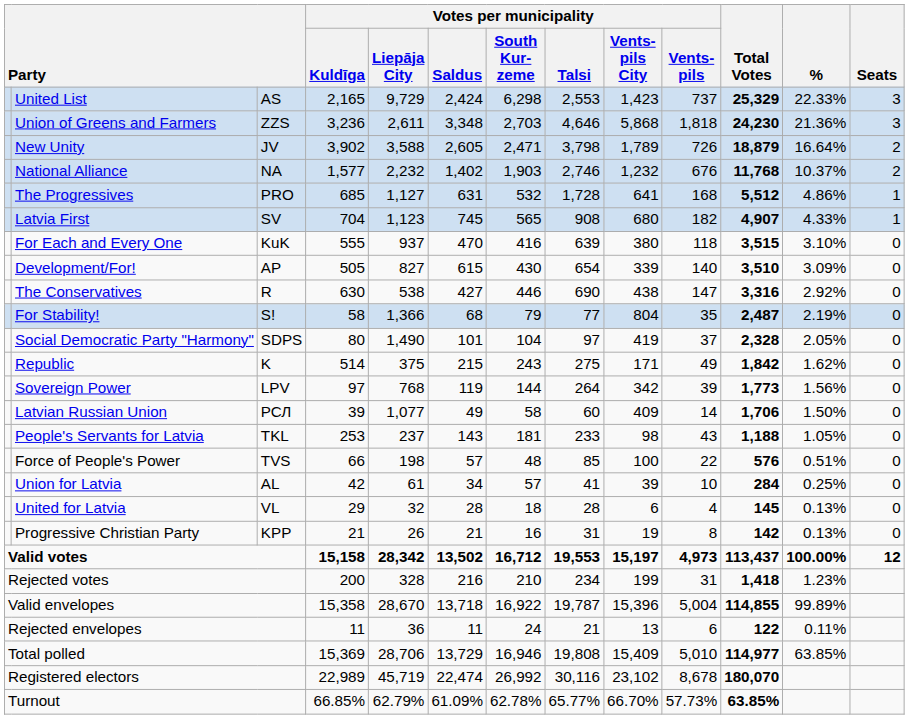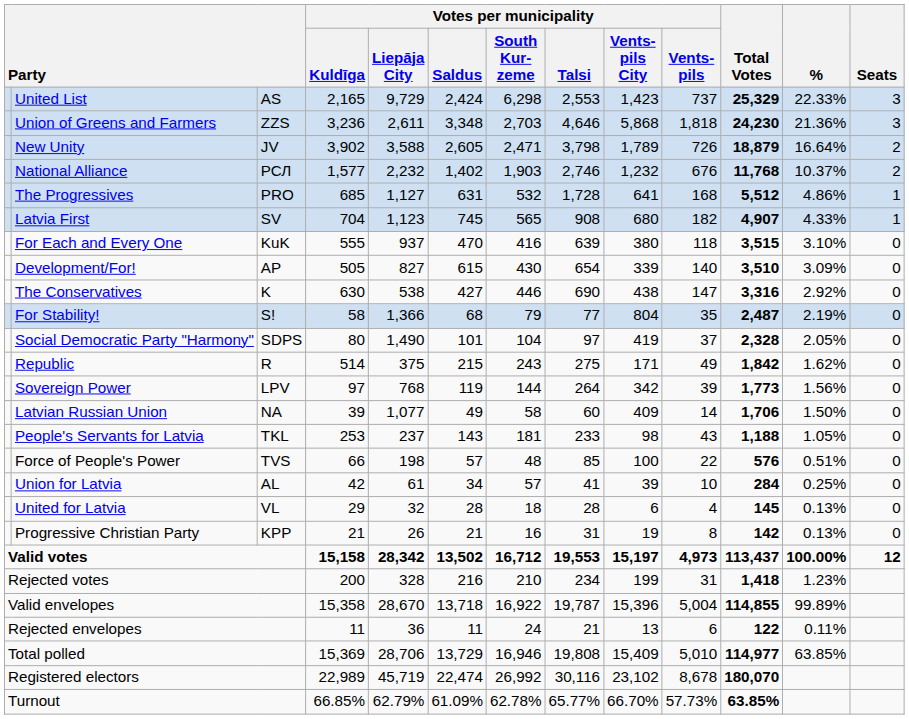(271, 171) NA -> (276, 171) РСЛ
(266, 291) R -> (266, 291) K
(266, 364) K -> (266, 364) R
(276, 412) РСЛ -> (271, 412) NA
